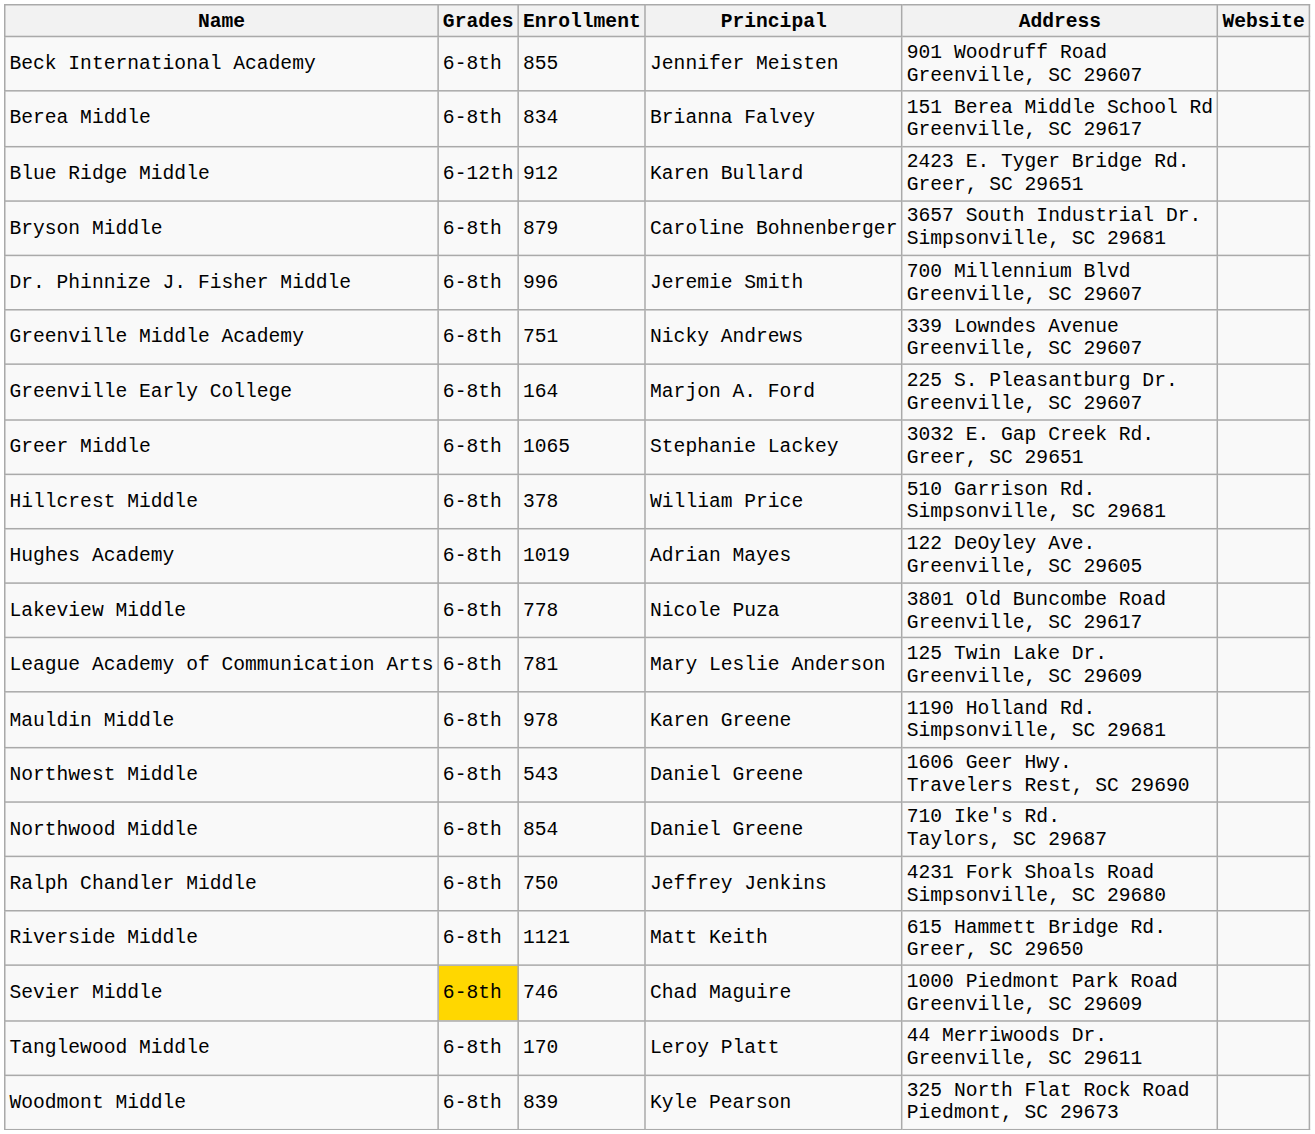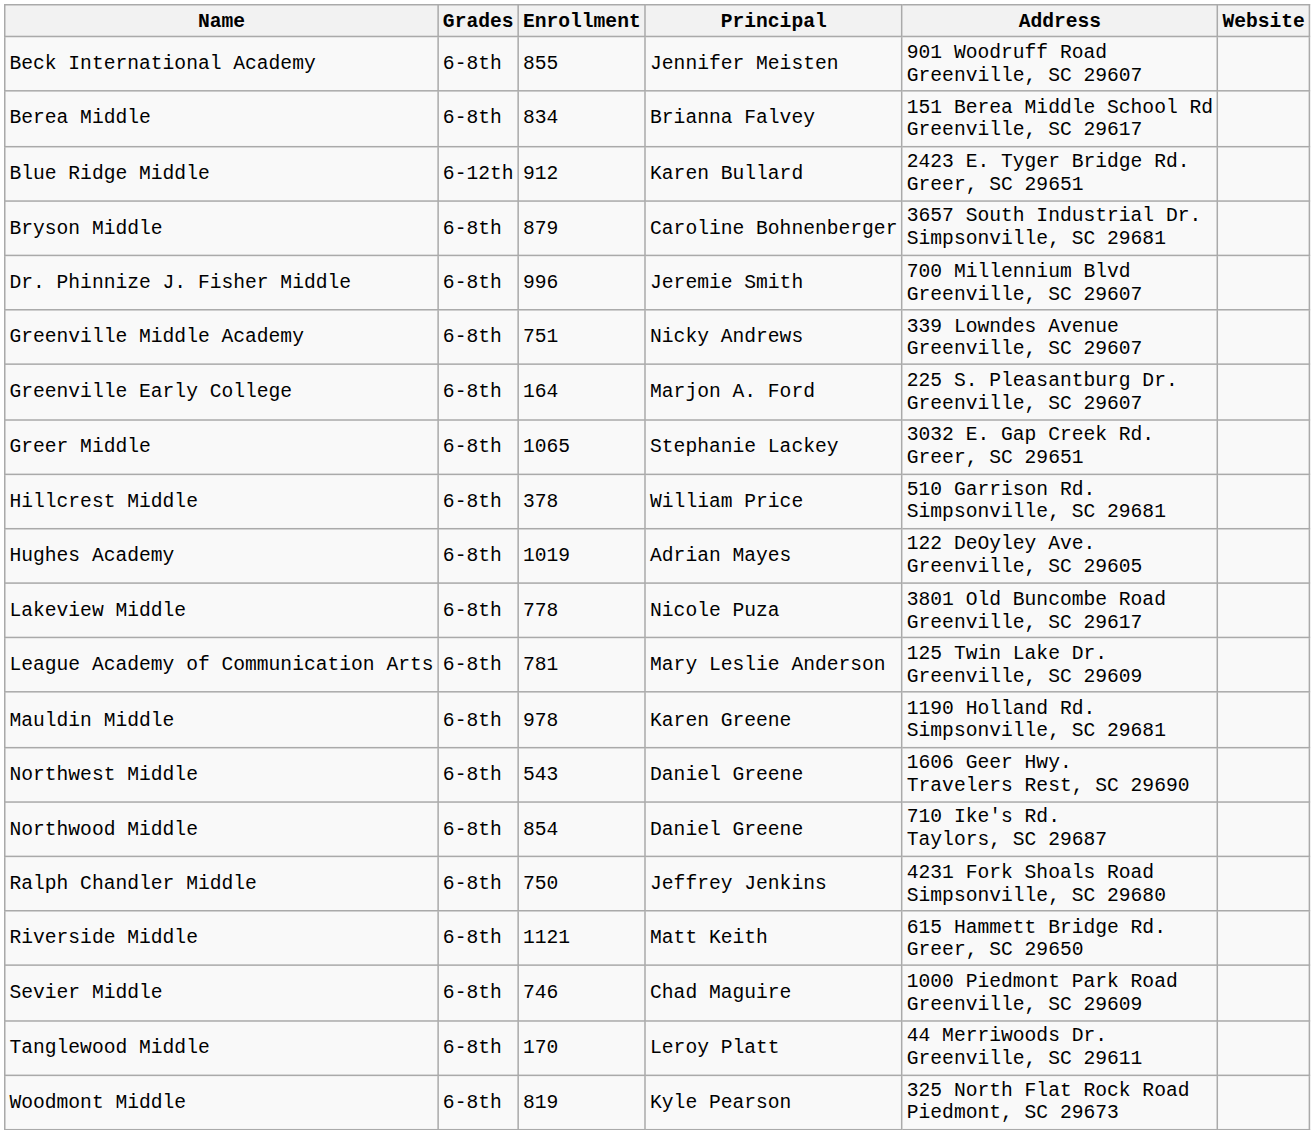(472, 993) gold background -> (472, 993) no background
(541, 1102) 839 -> (541, 1102) 819
